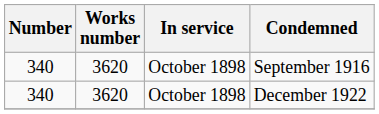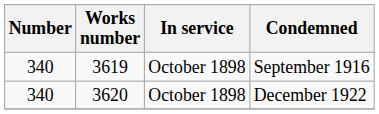(110, 66) 3620 -> (110, 66) 3619
